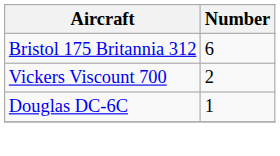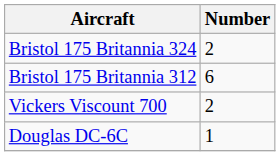+ row: (103, 48)
